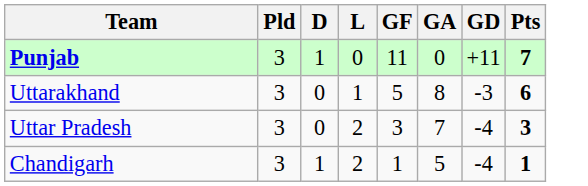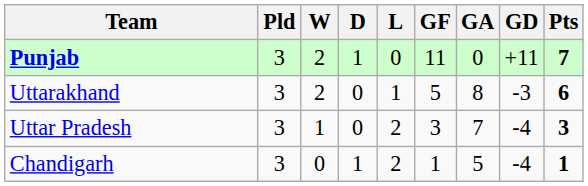+ column: (320, 22)
